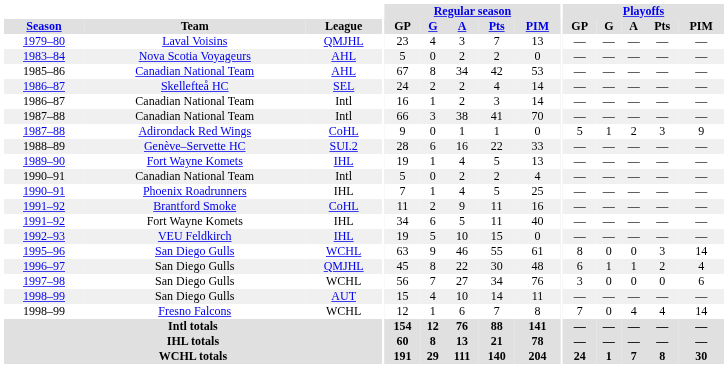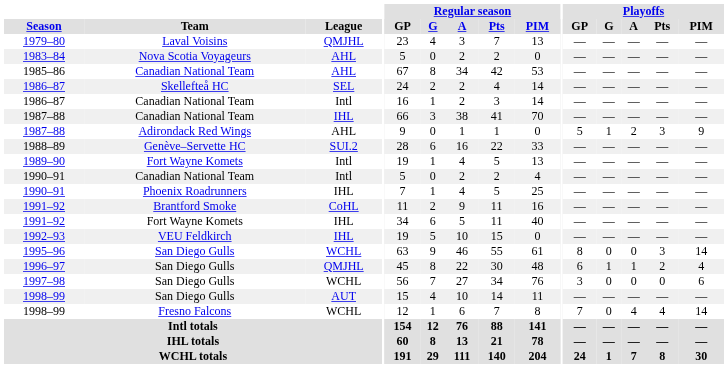(344, 116) Intl -> (344, 116) IHL
(344, 131) CoHL -> (344, 131) AHL
(344, 161) IHL -> (344, 161) Intl
